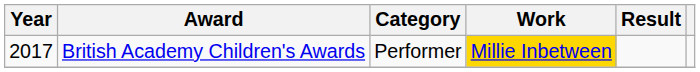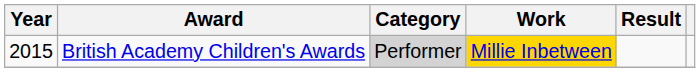(31, 51) 2017 -> (31, 51) 2015
(418, 51) no background -> (418, 51) lightgrey background
